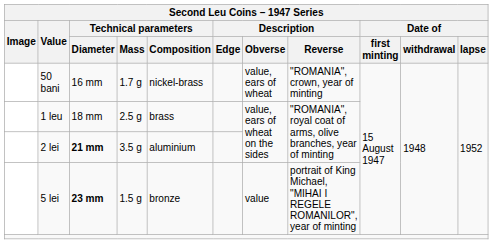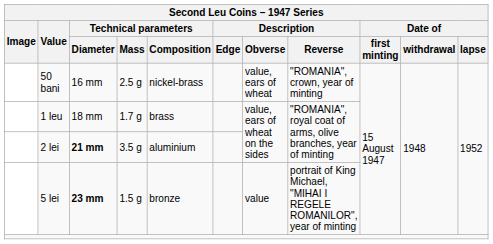(131, 83) 1.7 g -> (131, 83) 2.5 g
(131, 117) 2.5 g -> (131, 117) 1.7 g
